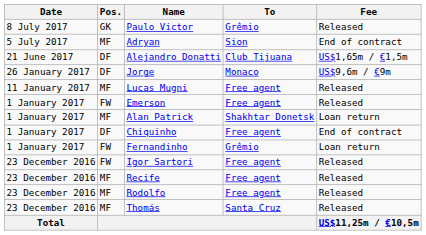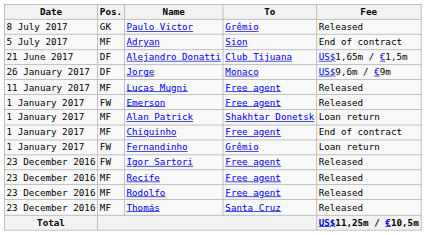(105, 132) DF -> (105, 132) MF
